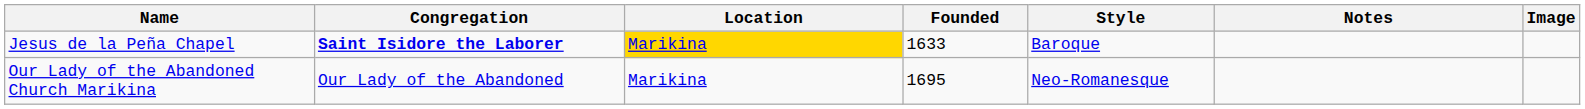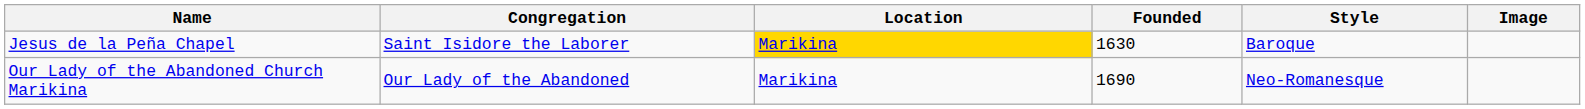- column: (1368, 18)
(441, 45) bold -> (506, 45) normal
(926, 45) 1633 -> (1116, 45) 1630
(926, 81) 1695 -> (1116, 81) 1690
